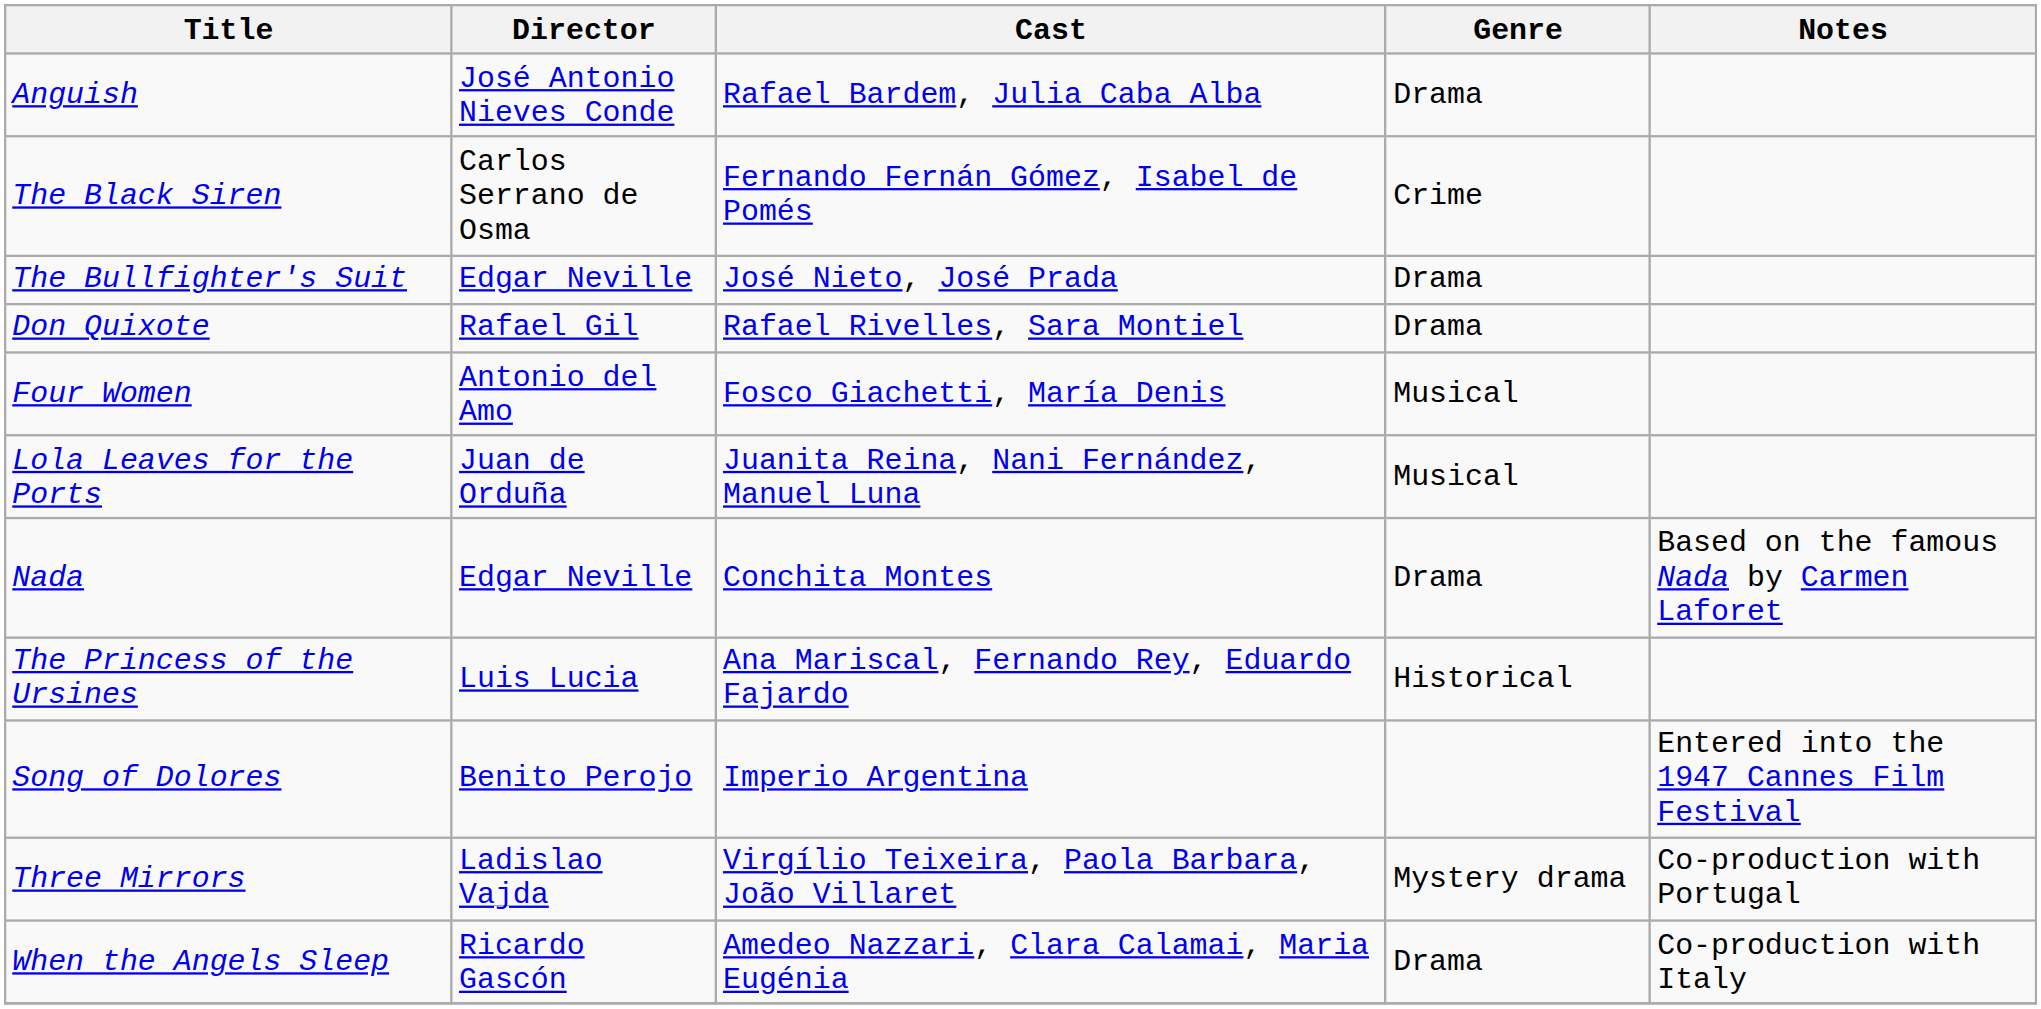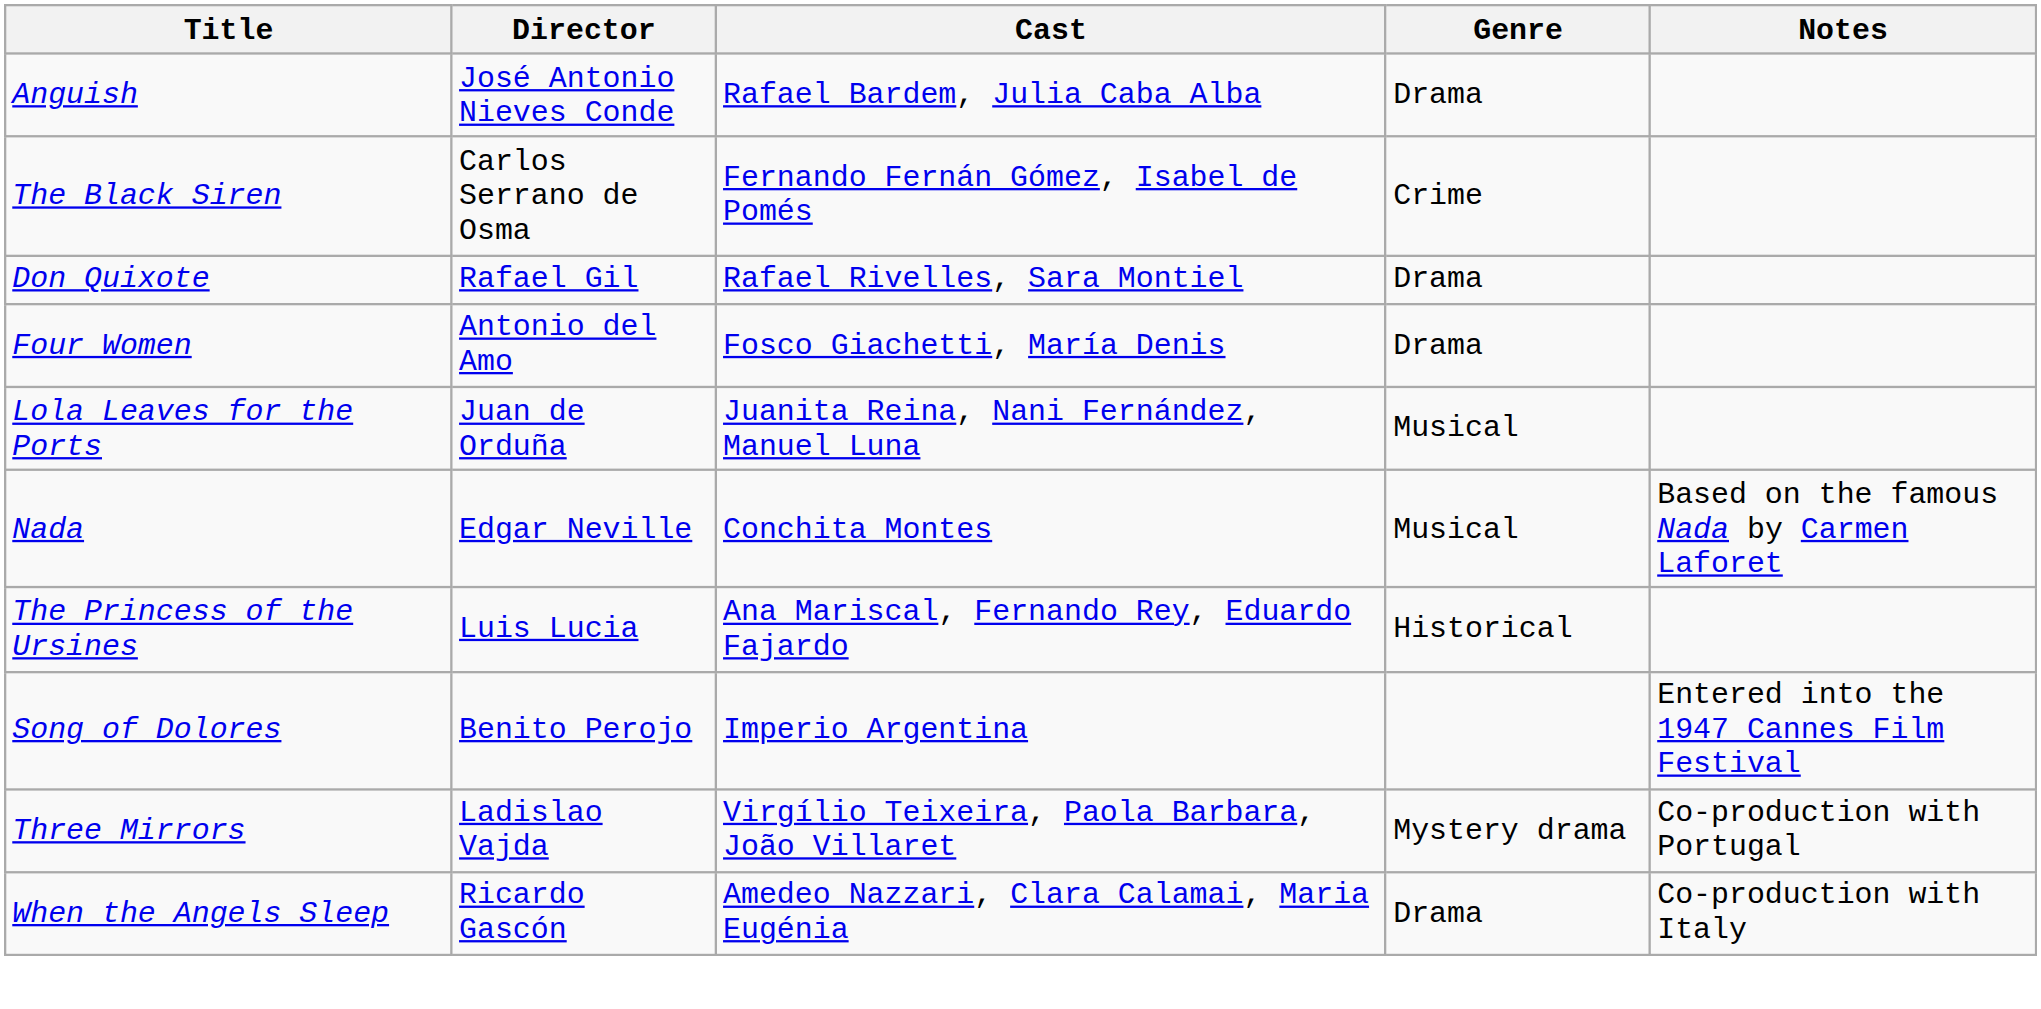- row: (210, 279)
(1456, 394) Musical -> (1438, 345) Drama
(1438, 578) Drama -> (1456, 529) Musical
